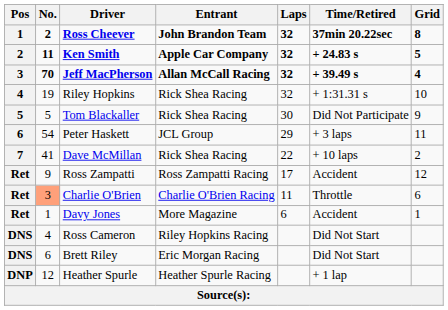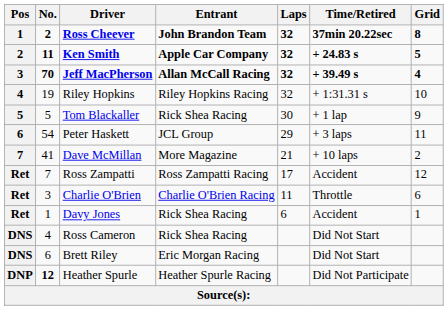(203, 94) Rick Shea Racing -> (213, 94) Riley Hopkins Racing
(361, 114) Did Not Participate -> (330, 114) + 1 lap
(203, 155) Rick Shea Racing -> (198, 155) More Magazine
(287, 155) 22 -> (287, 155) 21
(48, 175) 9 -> (48, 175) 7
(48, 195) lightsalmon background -> (48, 195) no background
(198, 215) More Magazine -> (203, 215) Rick Shea Racing
(213, 235) Riley Hopkins Racing -> (203, 235) Rick Shea Racing
(48, 275) normal -> (48, 275) bold
(330, 275) + 1 lap -> (361, 275) Did Not Participate
